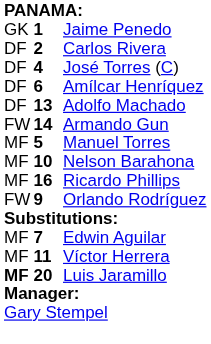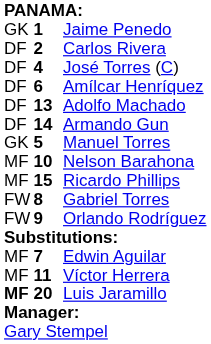(17, 124) FW -> (15, 124) DF
(16, 142) MF -> (16, 142) GK
(43, 180) 16 -> (43, 180) 15
+ row: (116, 199)
